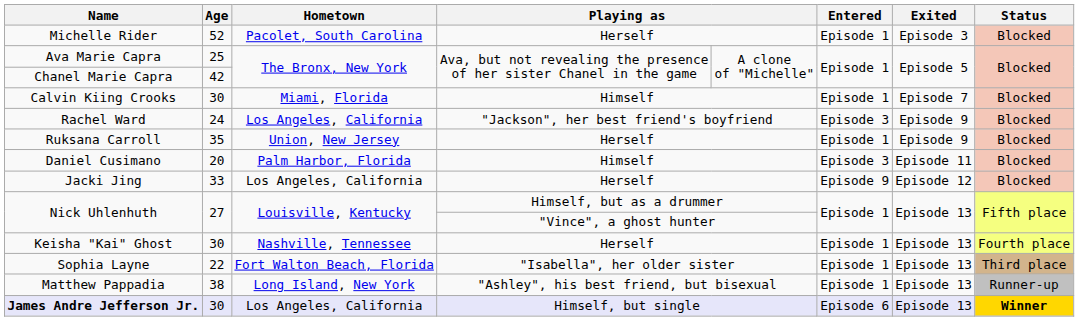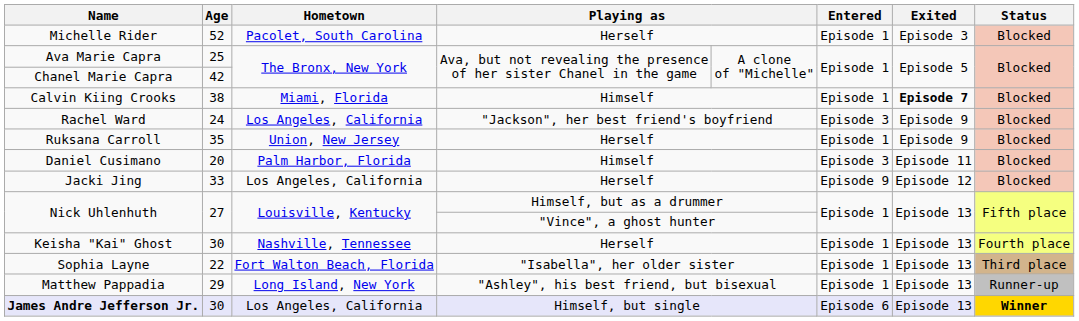(217, 98) 30 -> (217, 98) 38
(934, 98) normal -> (934, 98) bold
(217, 285) 38 -> (217, 285) 29
